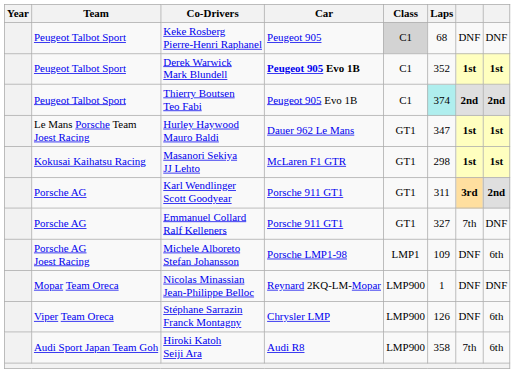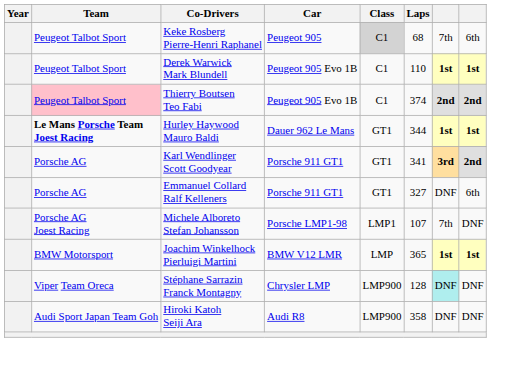(469, 38) DNF -> (446, 38) 7th
(496, 38) DNF -> (473, 38) 6th
(313, 69) bold -> (312, 69) normal
(442, 69) 352 -> (418, 69) 110
(80, 100) no background -> (80, 100) pink background
(442, 100) paleturquoise background -> (418, 100) no background
(85, 131) normal -> (88, 131) bold
(442, 131) 347 -> (418, 131) 344
- row: (200, 162)
(442, 193) 311 -> (418, 162) 341
(469, 224) 7th -> (446, 193) DNF
(496, 224) DNF -> (473, 193) 6th
(442, 255) 109 -> (418, 224) 107
(469, 255) DNF -> (446, 224) 7th
(496, 255) 6th -> (473, 224) DNF
+ row: (209, 255)
- row: (209, 286)
(442, 317) 126 -> (418, 286) 128
(469, 317) no background -> (446, 286) paleturquoise background
(496, 317) 6th -> (473, 286) DNF
(469, 348) 7th -> (446, 317) DNF
(496, 348) 6th -> (473, 317) DNF
